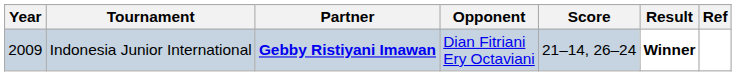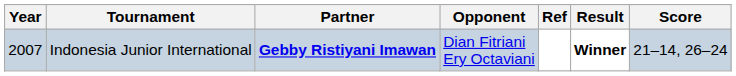columns swapped: (589, 17) <-> (715, 17)
(25, 50) 2009 -> (25, 50) 2007
